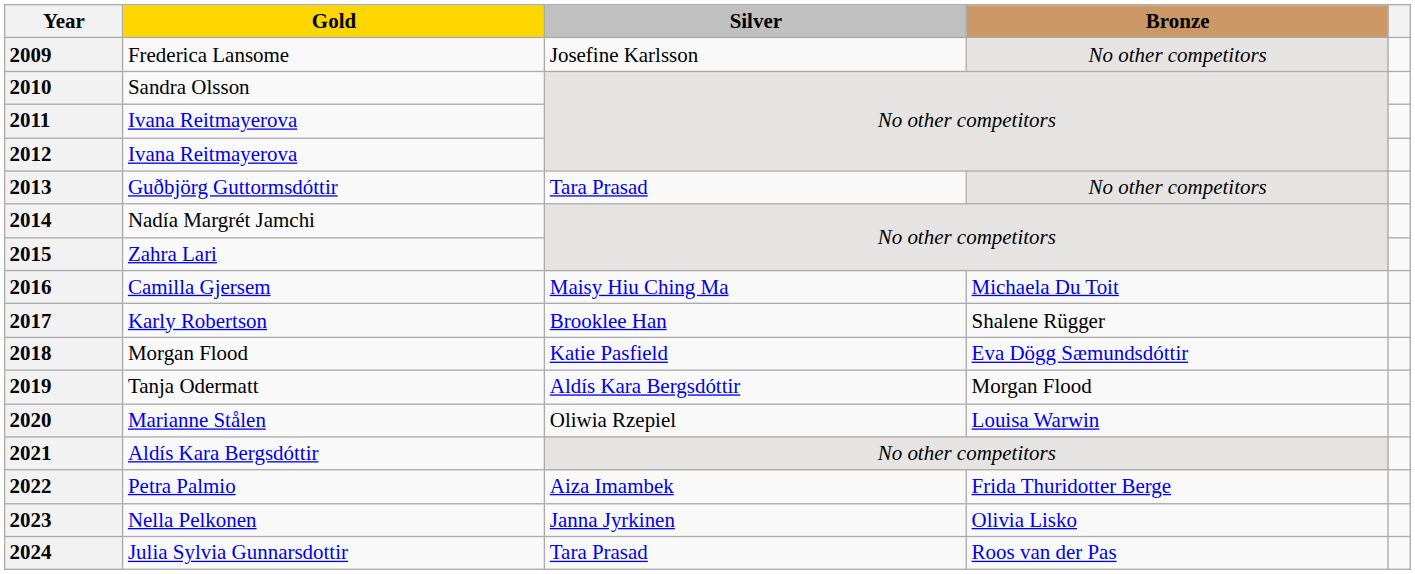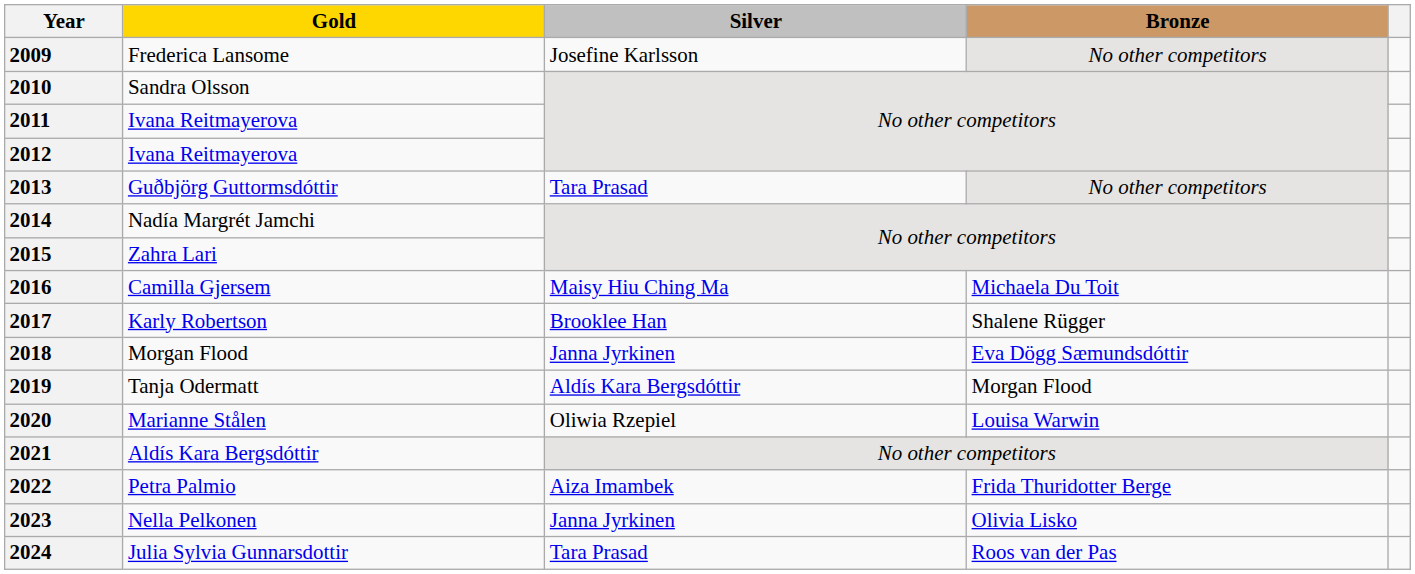(609, 353) Katie Pasfield -> (612, 353) Janna Jyrkinen
